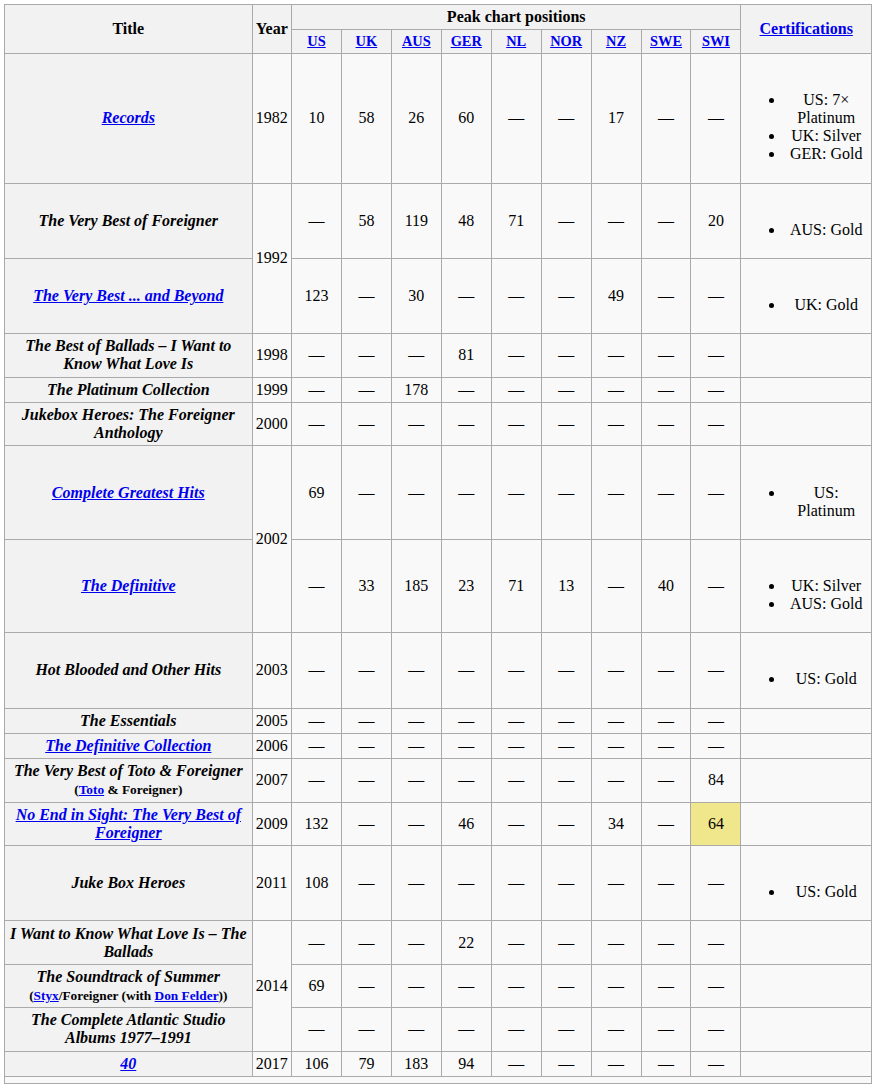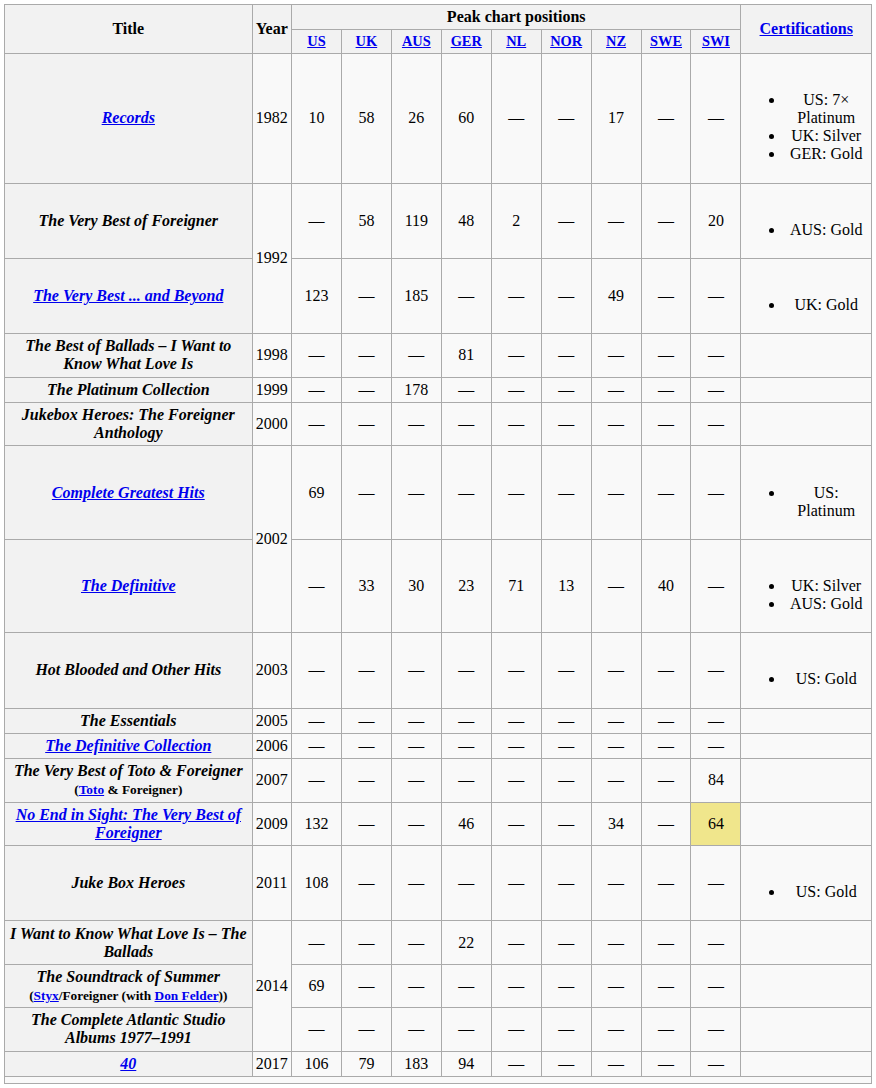(516, 220) 71 -> (516, 220) 2
(416, 296) 30 -> (416, 296) 185
(416, 585) 185 -> (416, 585) 30
